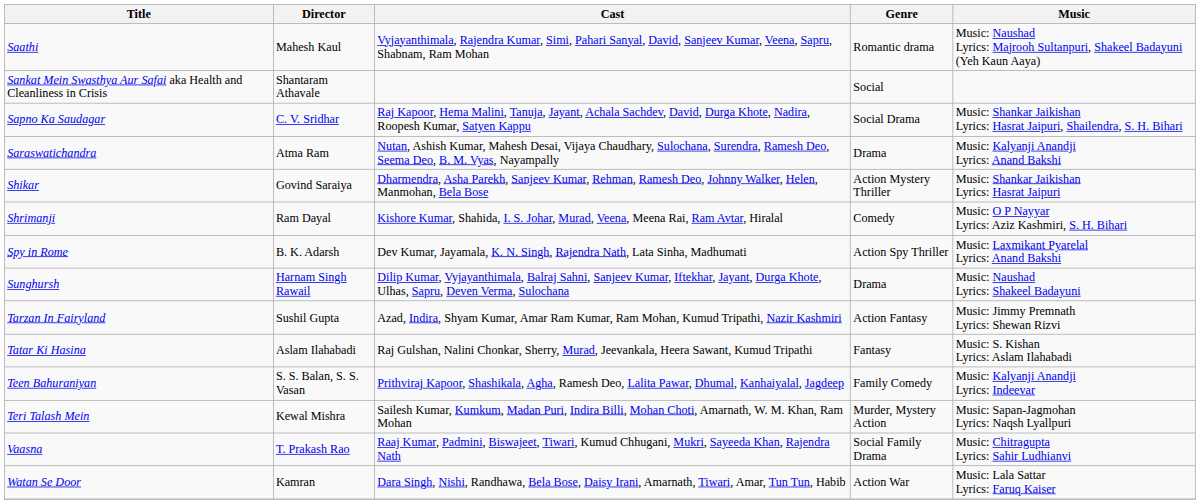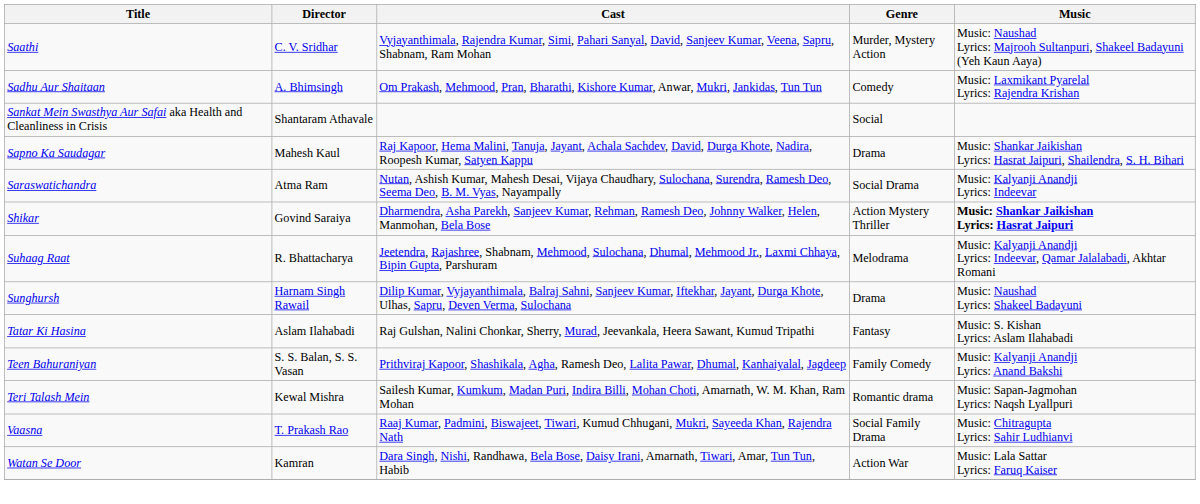(309, 47) Mahesh Kaul -> (306, 47) C. V. Sridhar
(894, 47) Romantic drama -> (894, 47) Murder, Mystery Action
+ row: (56, 86)
(307, 119) C. V. Sridhar -> (307, 152) Mahesh Kaul
(887, 119) Social Drama -> (869, 152) Drama
(870, 152) Drama -> (886, 185) Social Drama
(1016, 152) Music: Kalyanji Anandji Lyrics: Anand Bakshi -> (1017, 185) Music: Kalyanji Anandji Lyrics: Indeevar
(1018, 185) normal -> (1025, 218) bold
- row: (31, 218)
- row: (38, 251)
+ row: (38, 258)
- row: (56, 317)
(1016, 383) Music: Kalyanji Anandji Lyrics: Indeevar -> (1017, 364) Music: Kalyanji Anandji Lyrics: Anand Bakshi
(895, 416) Murder, Mystery Action -> (893, 397) Romantic drama
